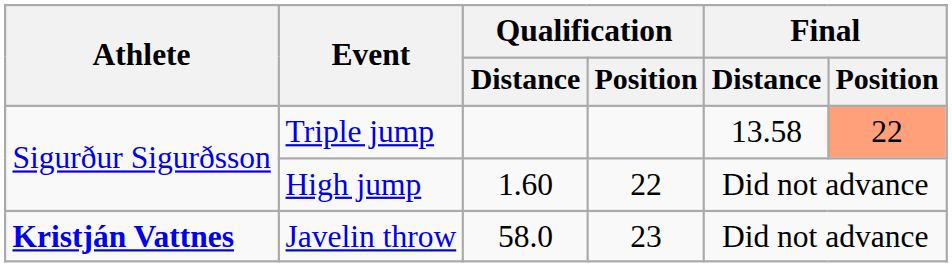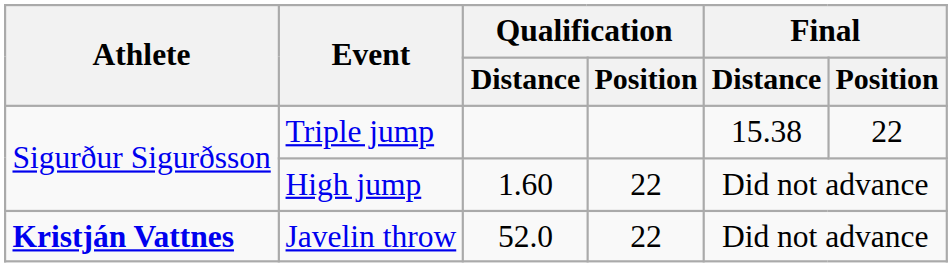(767, 132) 13.58 -> (767, 132) 15.38
(887, 132) lightsalmon background -> (887, 132) no background
(526, 236) 58.0 -> (526, 236) 52.0
(646, 236) 23 -> (646, 236) 22
